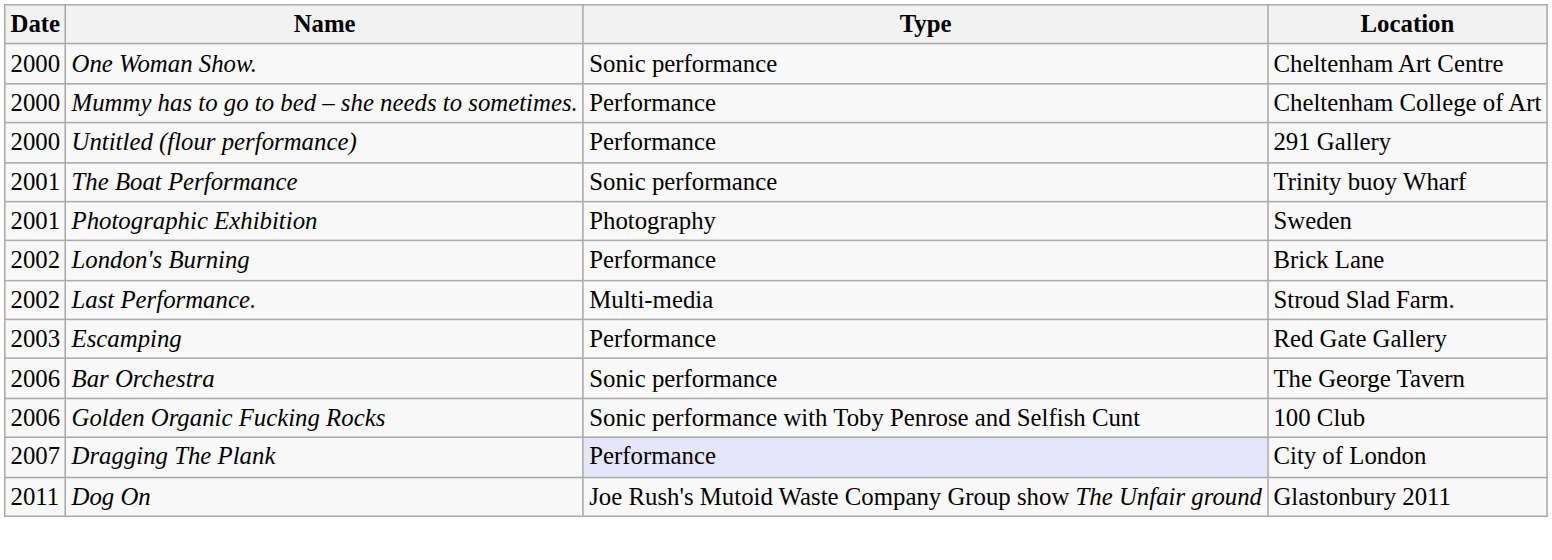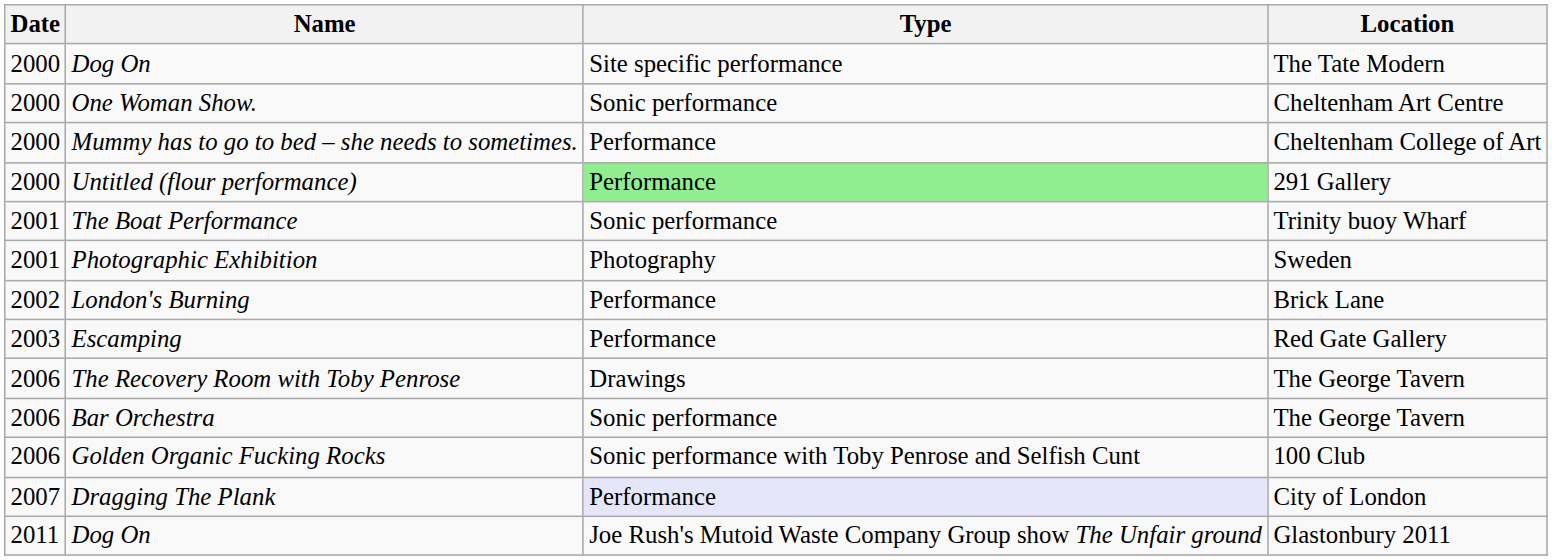+ row: (111, 63)
(653, 142) no background -> (653, 181) lightgreen background
- row: (164, 299)
+ row: (266, 378)
